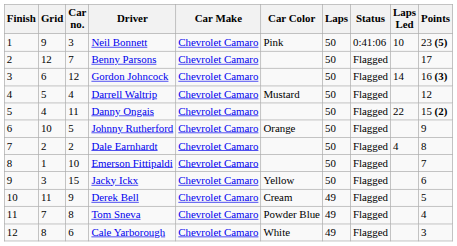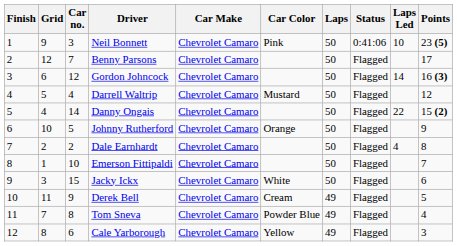(74, 111) 11 -> (74, 111) 14
(292, 181) Yellow -> (292, 181) White
(292, 232) White -> (292, 232) Yellow
